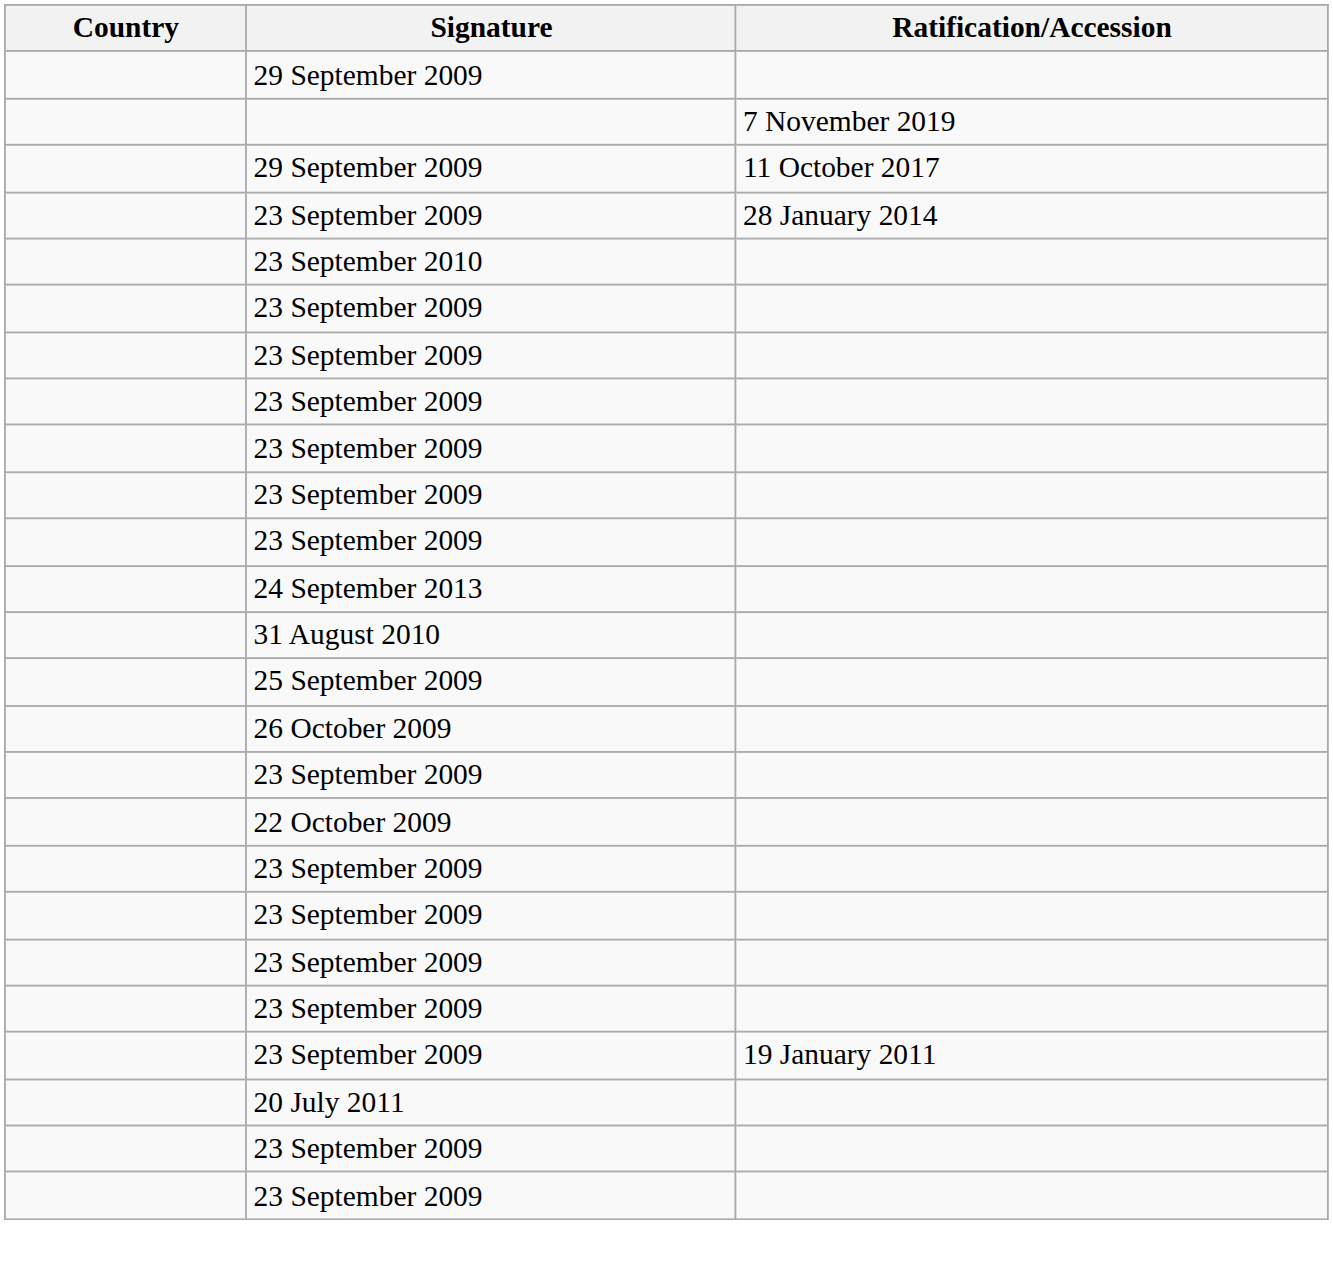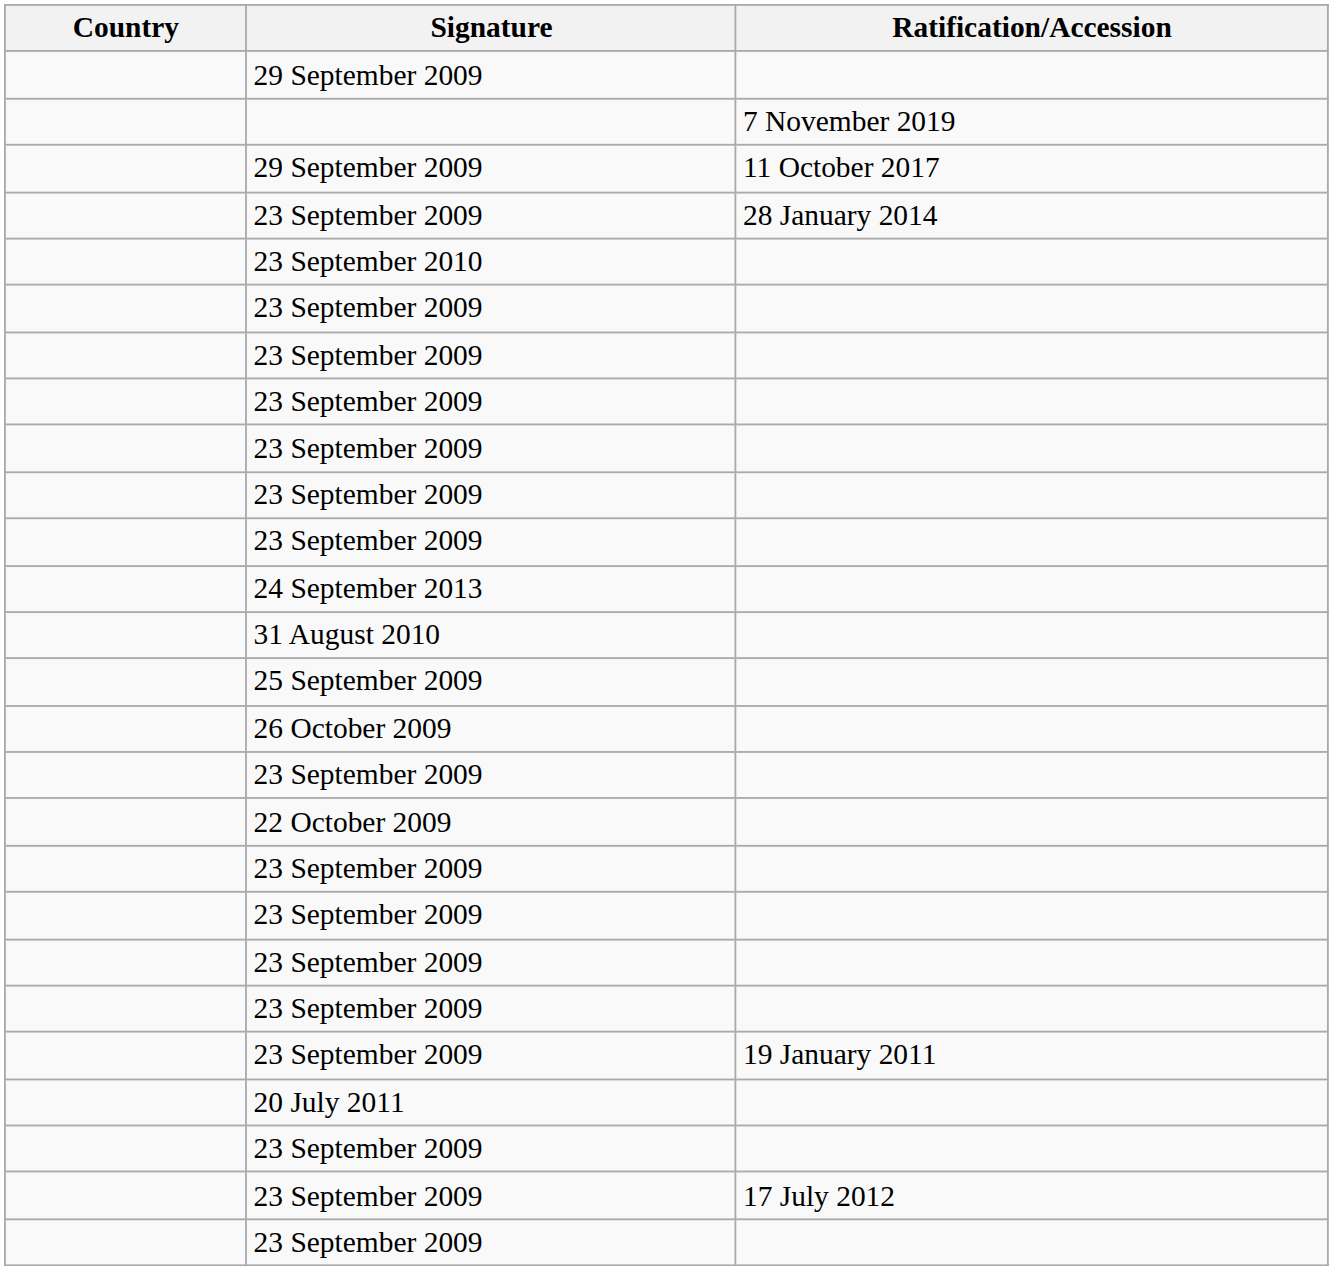+ row: (368, 1195)
